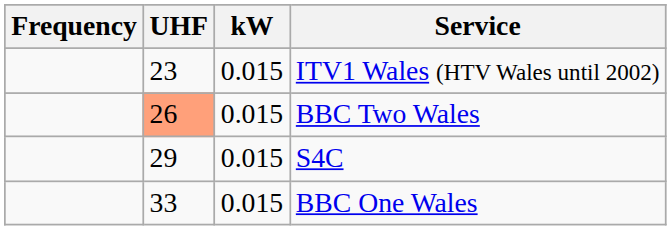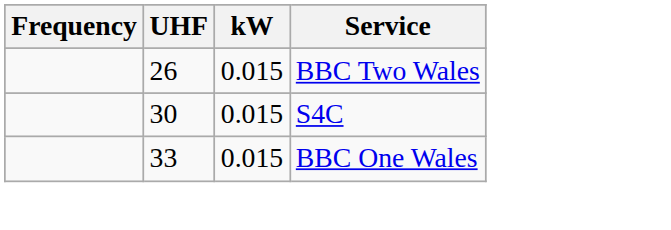- row: (478, 70)
(163, 114) lightsalmon background -> (163, 70) no background
(163, 158) 29 -> (163, 114) 30
